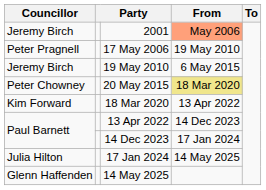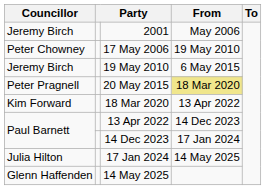(215, 31) lightsalmon background -> (215, 31) no background
(43, 49) Peter Pragnell -> (46, 49) Peter Chowney
(46, 85) Peter Chowney -> (43, 85) Peter Pragnell
